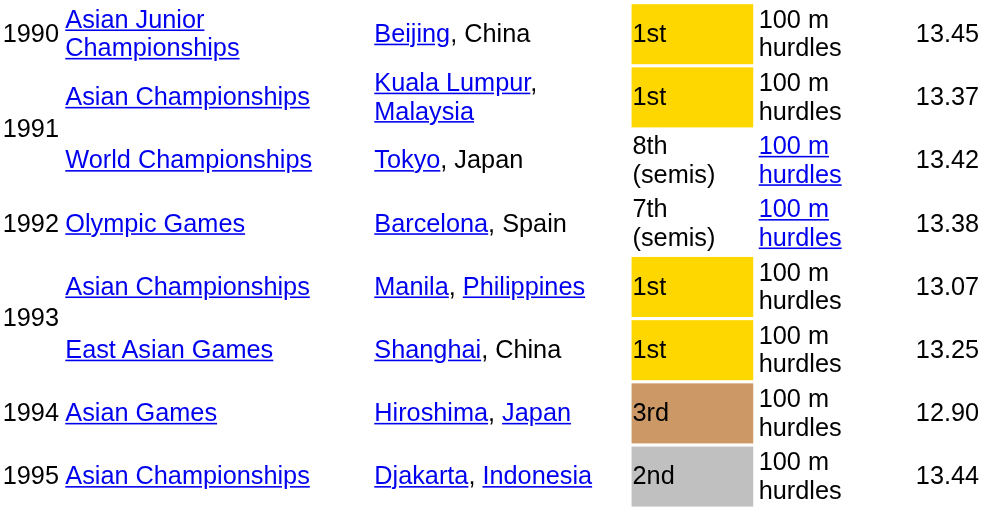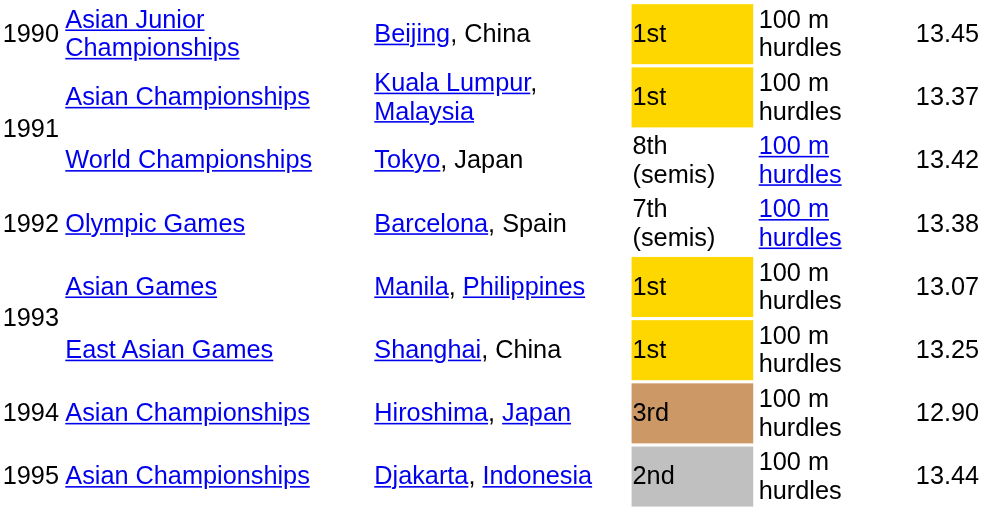(188, 286) Asian Championships -> (141, 286) Asian Games
(141, 413) Asian Games -> (188, 413) Asian Championships
